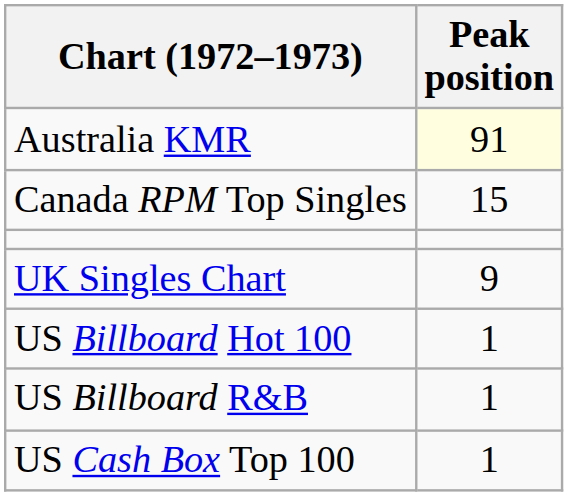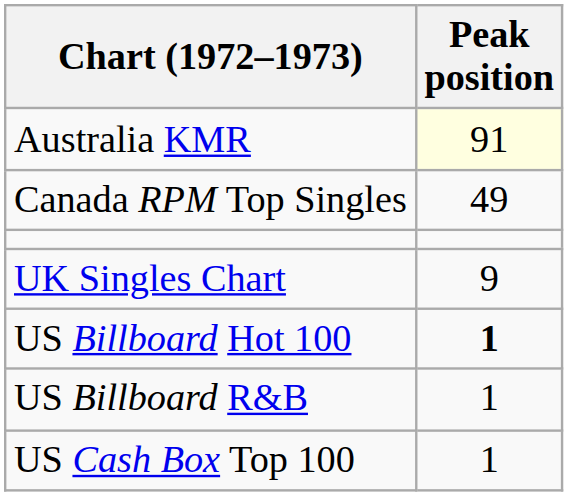(489, 199) 15 -> (489, 199) 49
(489, 338) normal -> (489, 338) bold
